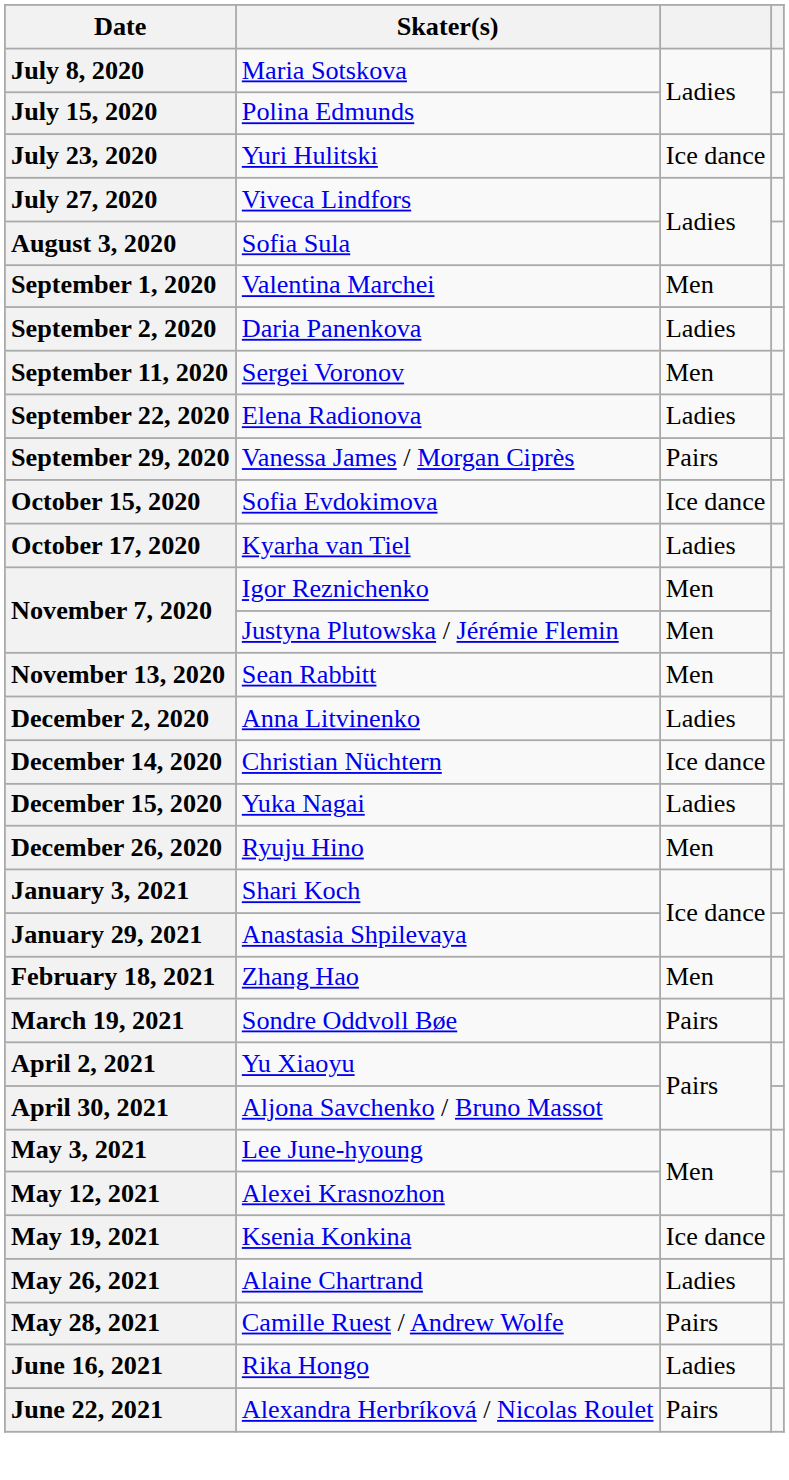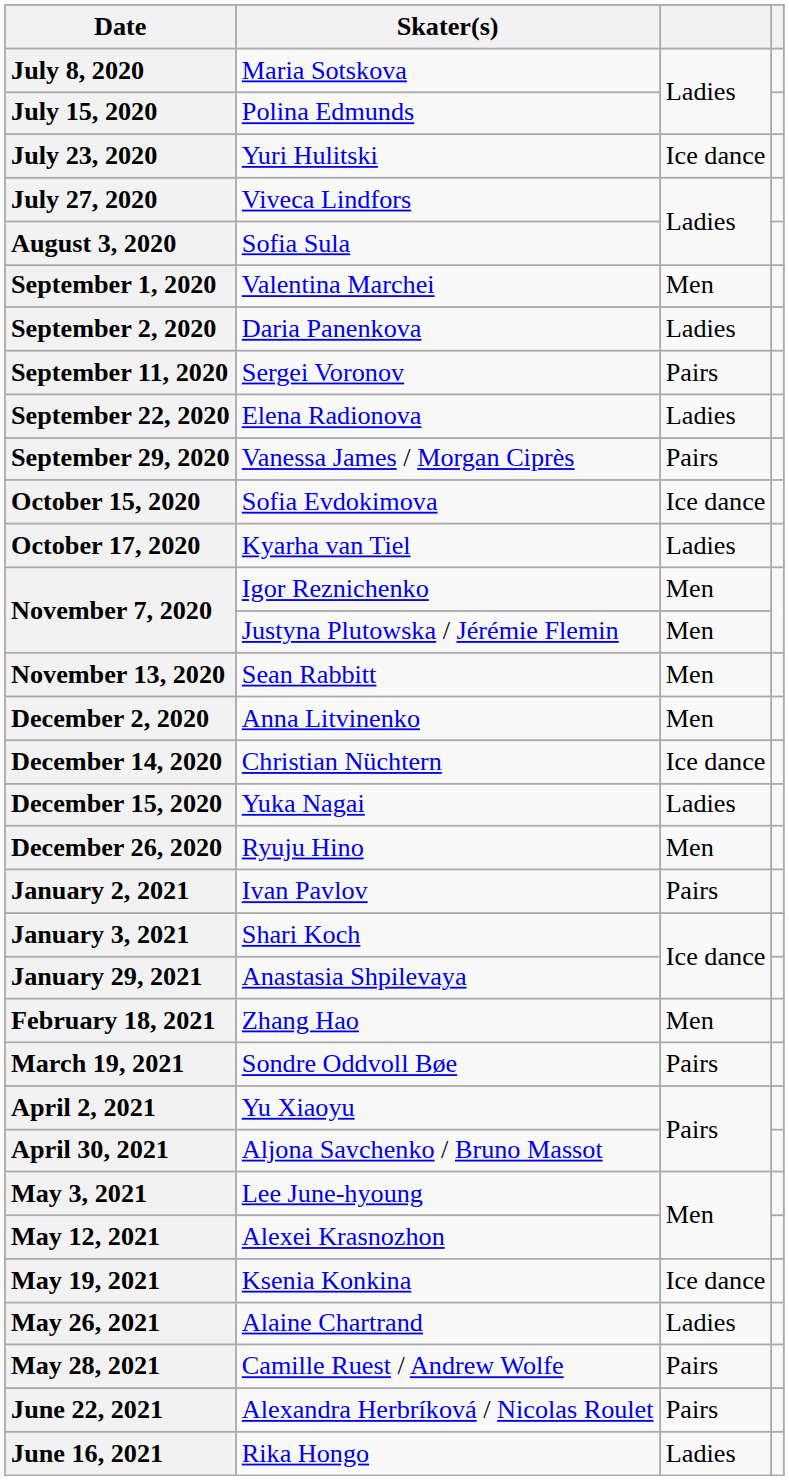(690, 372) Men -> (692, 372) Pairs
(701, 718) Ladies -> (690, 718) Men
+ row: (100, 891)
rows swapped: (87, 1366) <-> (87, 1409)
